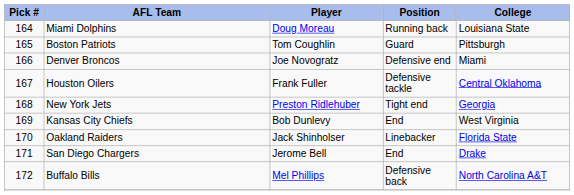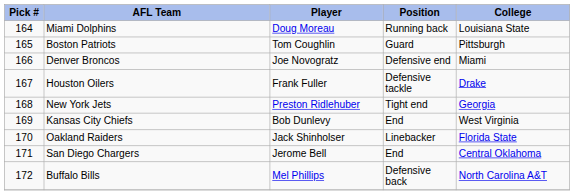(500, 83) Central Oklahoma -> (472, 83) Drake
(472, 154) Drake -> (500, 154) Central Oklahoma
